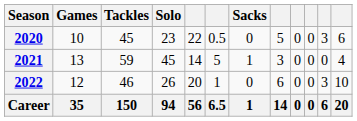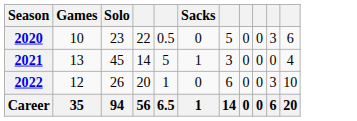- column: (127, 15)
